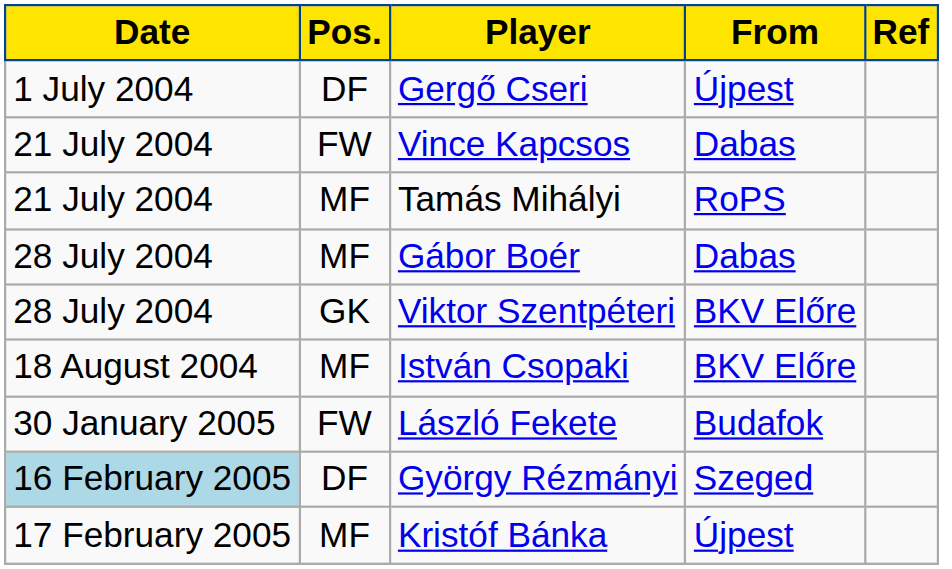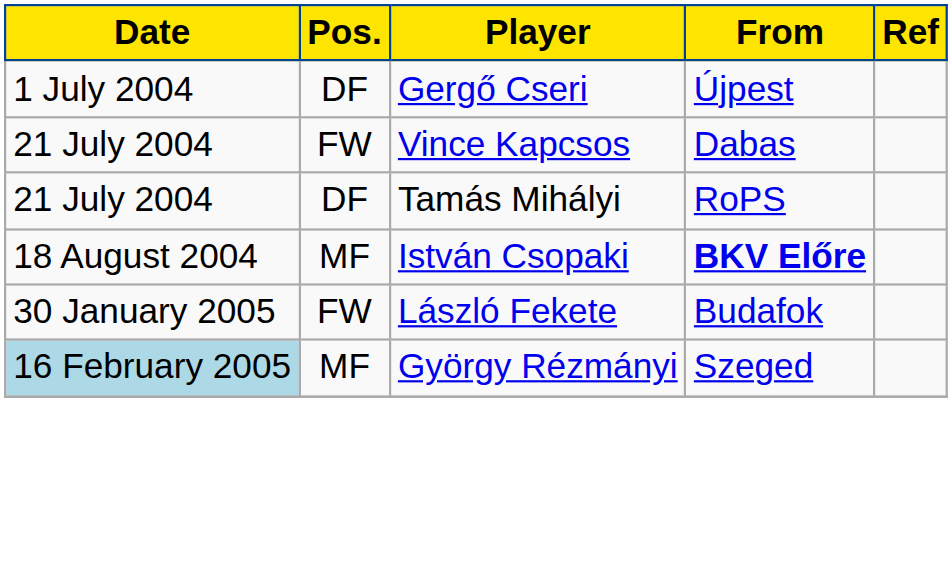(345, 199) MF -> (345, 199) DF
- row: (489, 255)
- row: (537, 311)
(775, 367) normal -> (780, 255) bold
(345, 479) DF -> (345, 367) MF
- row: (503, 534)
